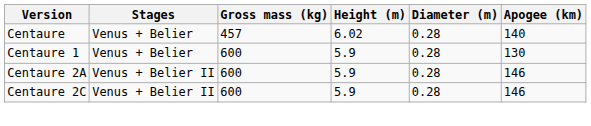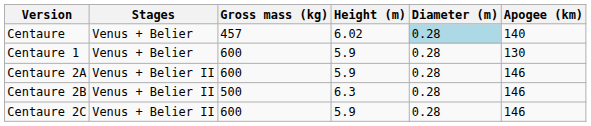(426, 34) no background -> (426, 34) lightblue background
+ row: (47, 92)
